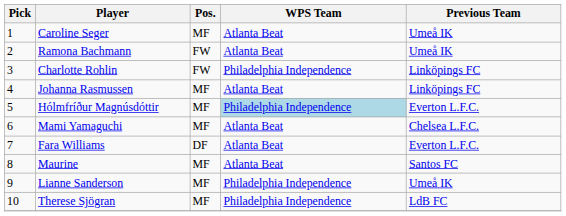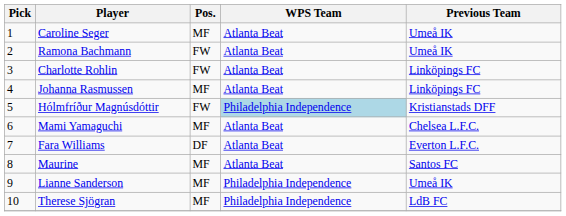(287, 70) Philadelphia Independence -> (253, 70) Atlanta Beat
(201, 107) MF -> (201, 107) FW
(444, 107) Everton L.F.C. -> (452, 107) Kristianstads DFF
